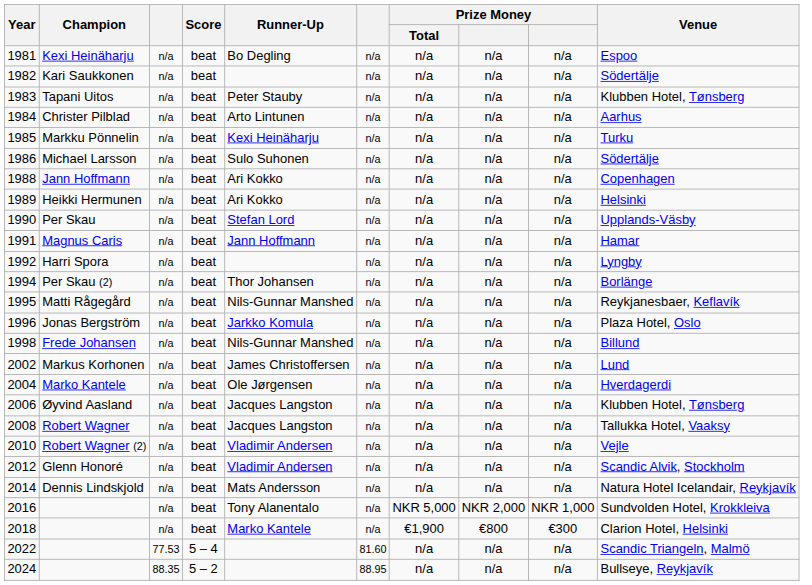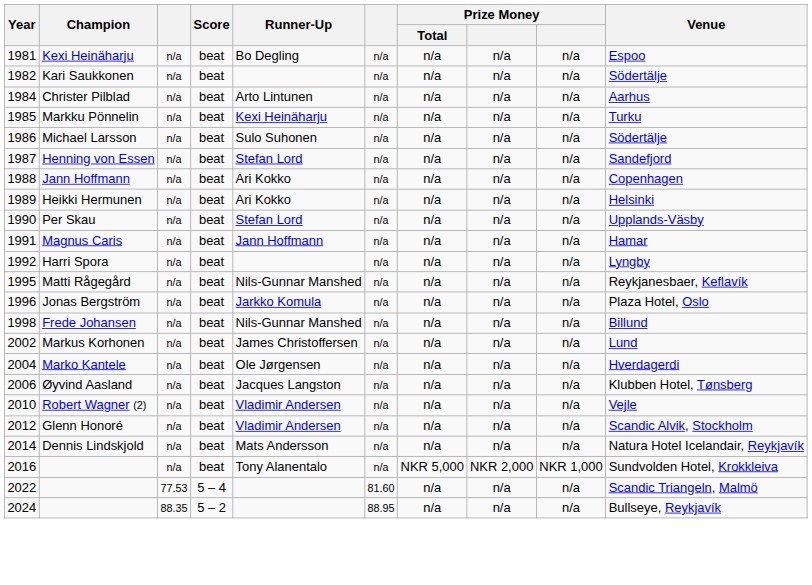- row: (22, 96)
+ row: (22, 158)
- row: (22, 281)
- row: (22, 425)
- row: (22, 528)
